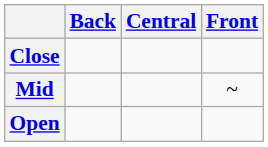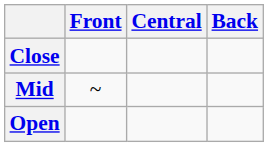columns swapped: (232, 21) <-> (93, 21)
